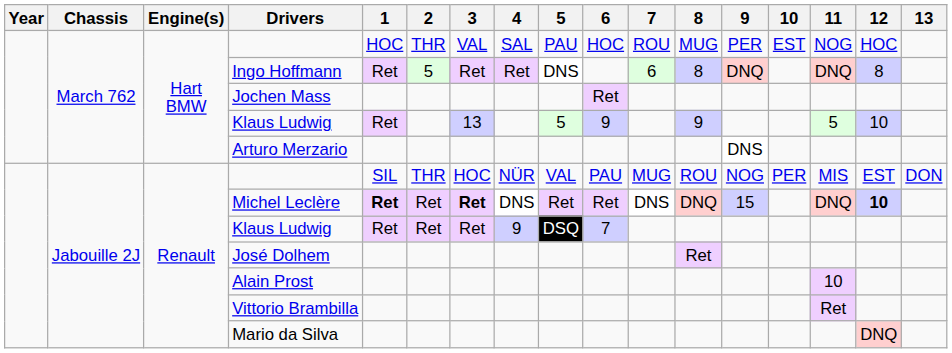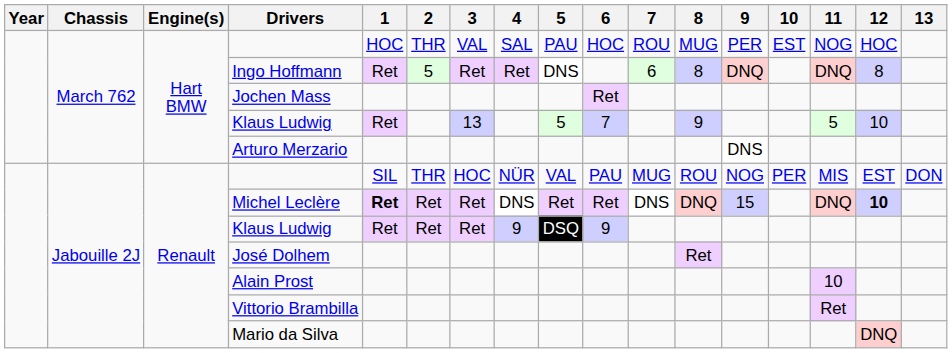(606, 123) 9 -> (606, 123) 7
(472, 202) bold -> (472, 202) normal
(606, 228) 7 -> (606, 228) 9
